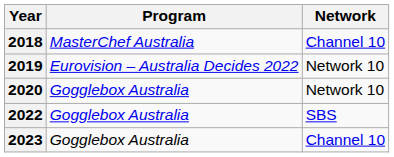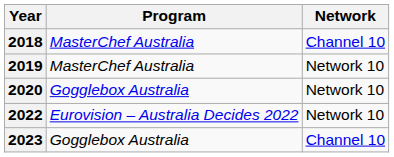(174, 66) Eurovision – Australia Decides 2022 -> (122, 66) MasterChef Australia
(119, 115) Gogglebox Australia -> (174, 115) Eurovision – Australia Decides 2022
(321, 115) SBS -> (345, 115) Network 10
